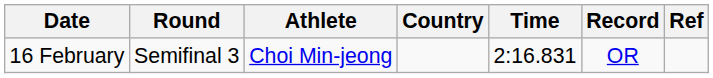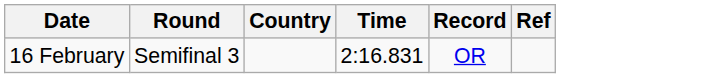- column: (321, 21)
